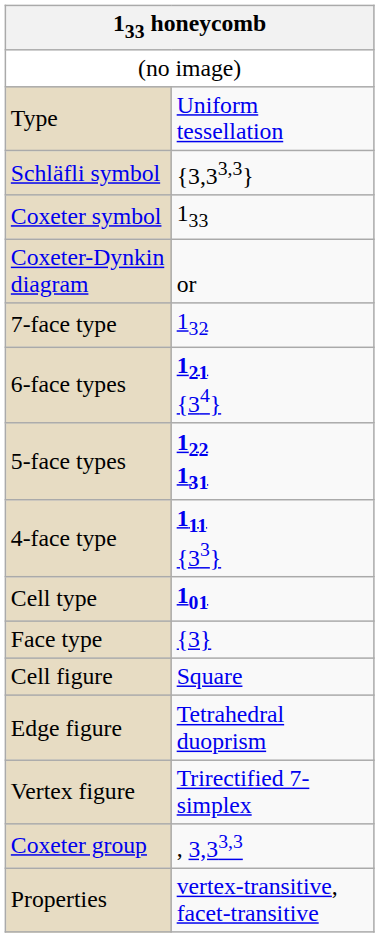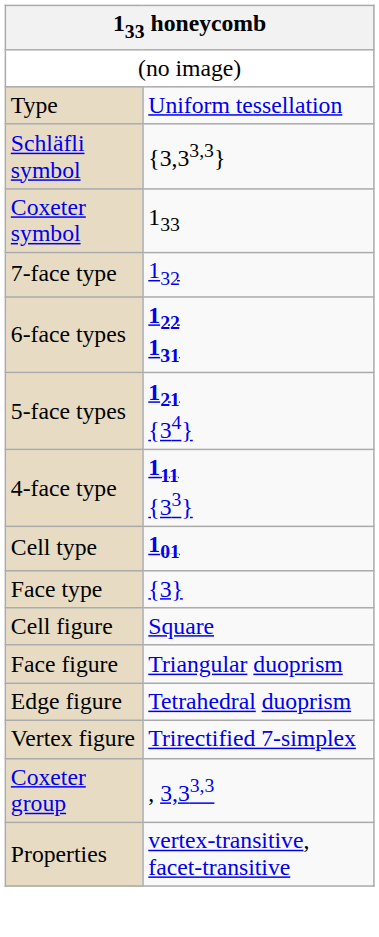- row: (88, 270)
(199, 384) 121 {34} -> (164, 334) 122 131
(192, 461) 122 131 -> (171, 411) 121 {34}
+ row: (64, 664)
